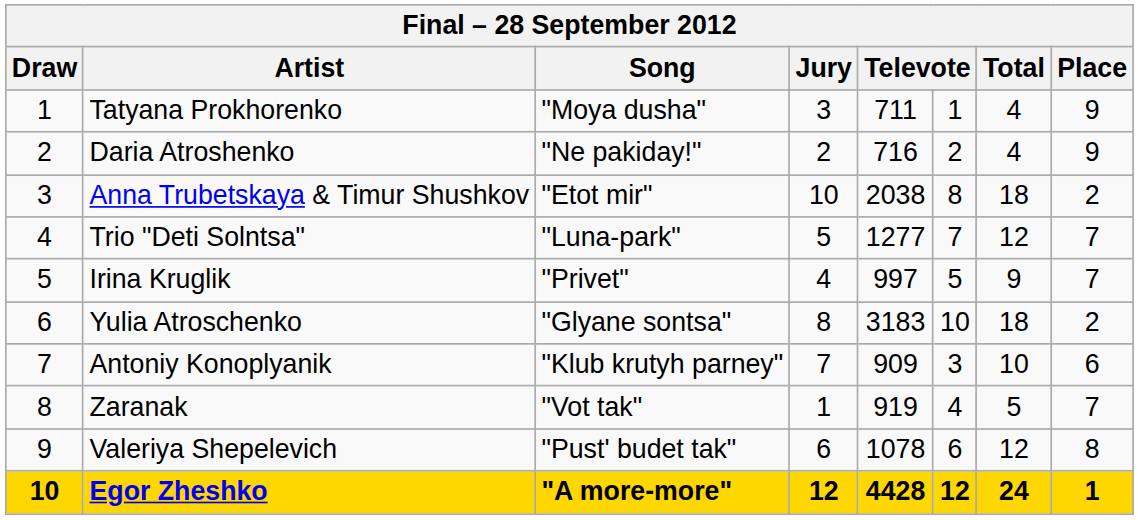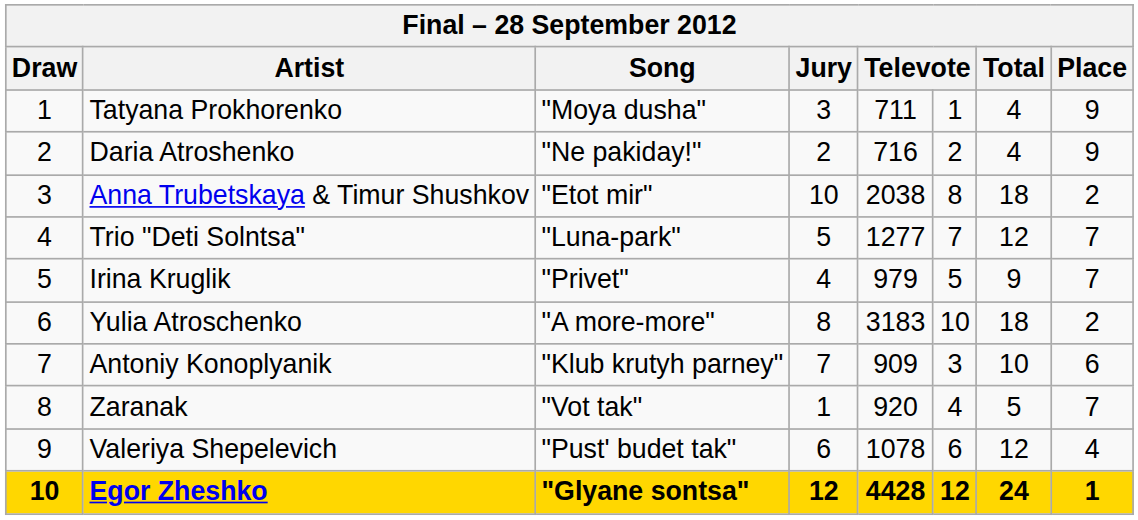(896, 279) 997 -> (896, 279) 979
(636, 322) "Glyane sontsa" -> (628, 322) "A more-more"
(896, 407) 919 -> (896, 407) 920
(1092, 449) 8 -> (1092, 449) 4
(637, 491) "A more-more" -> (645, 491) "Glyane sontsa"
